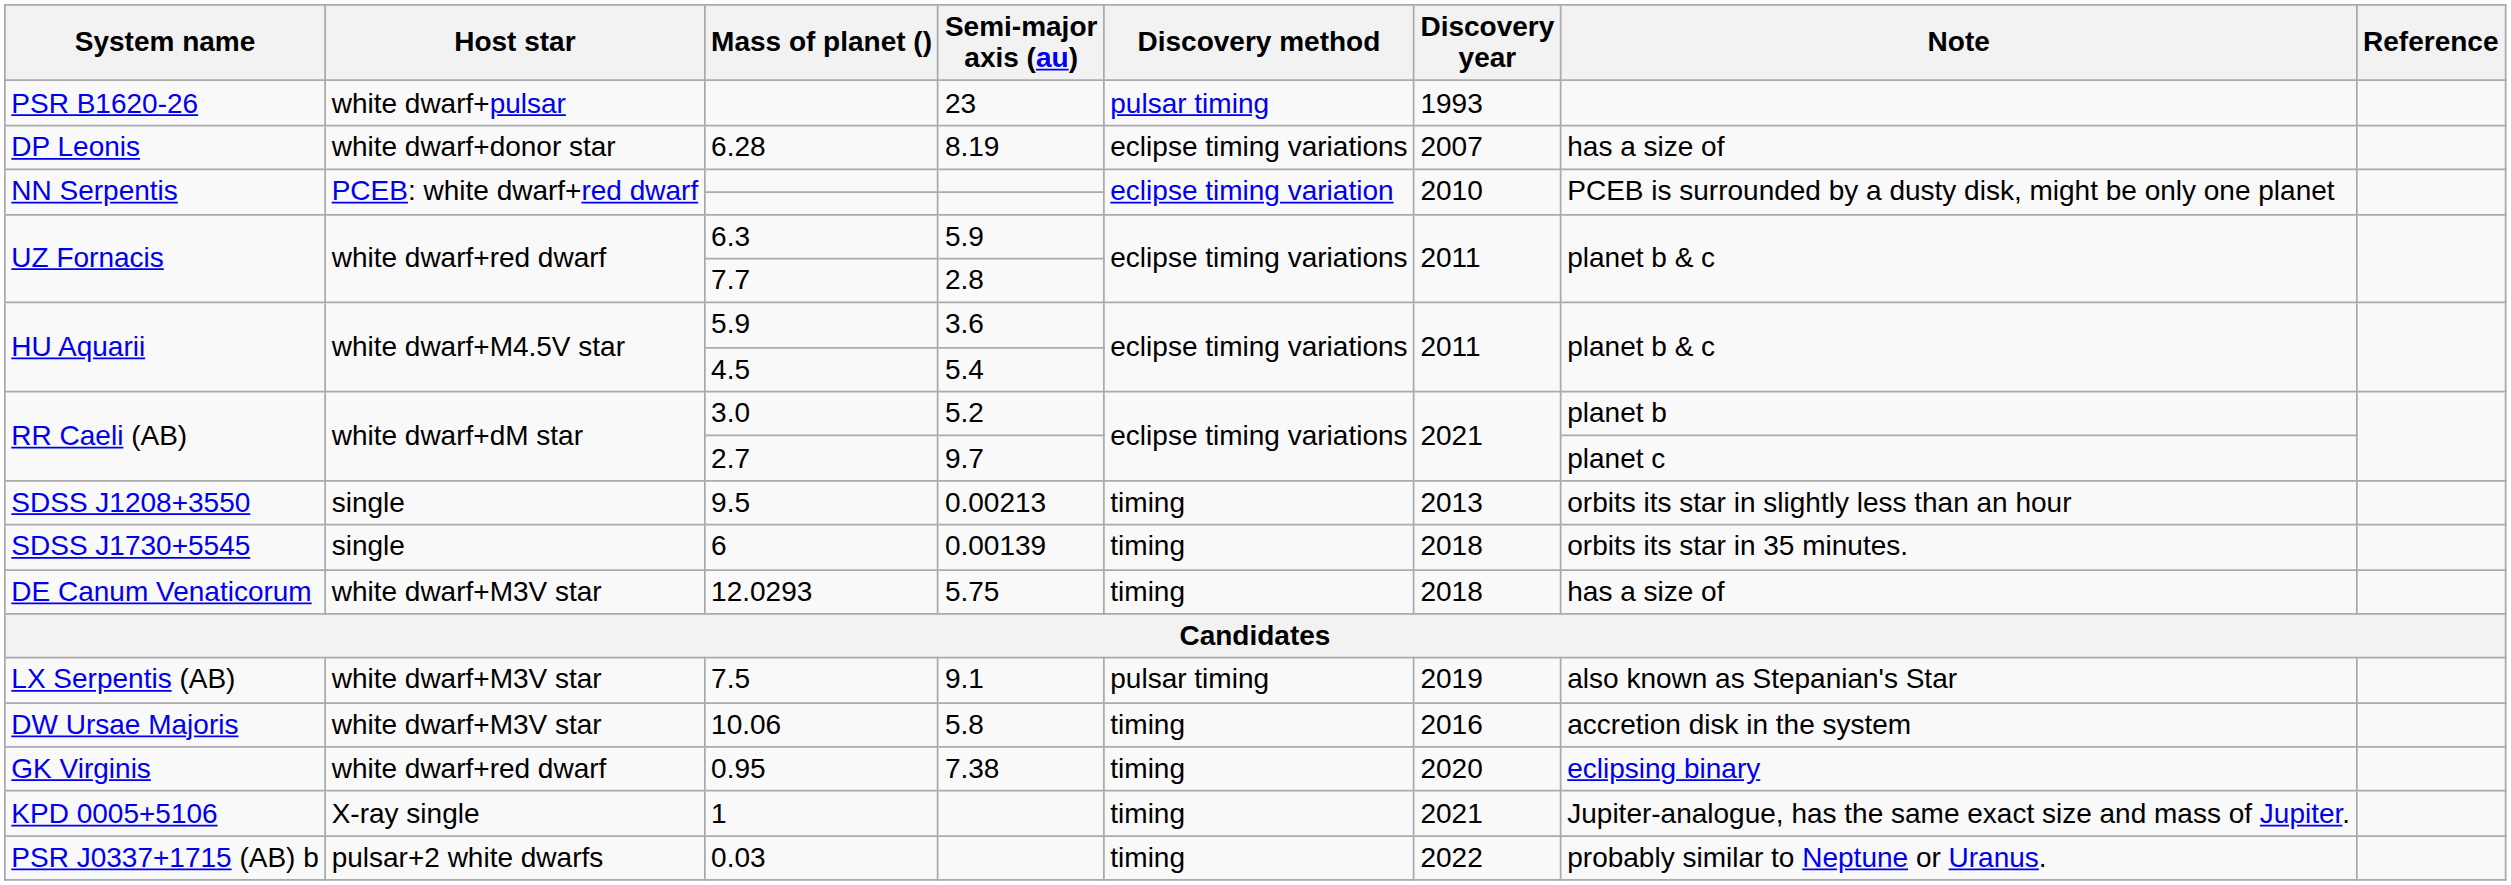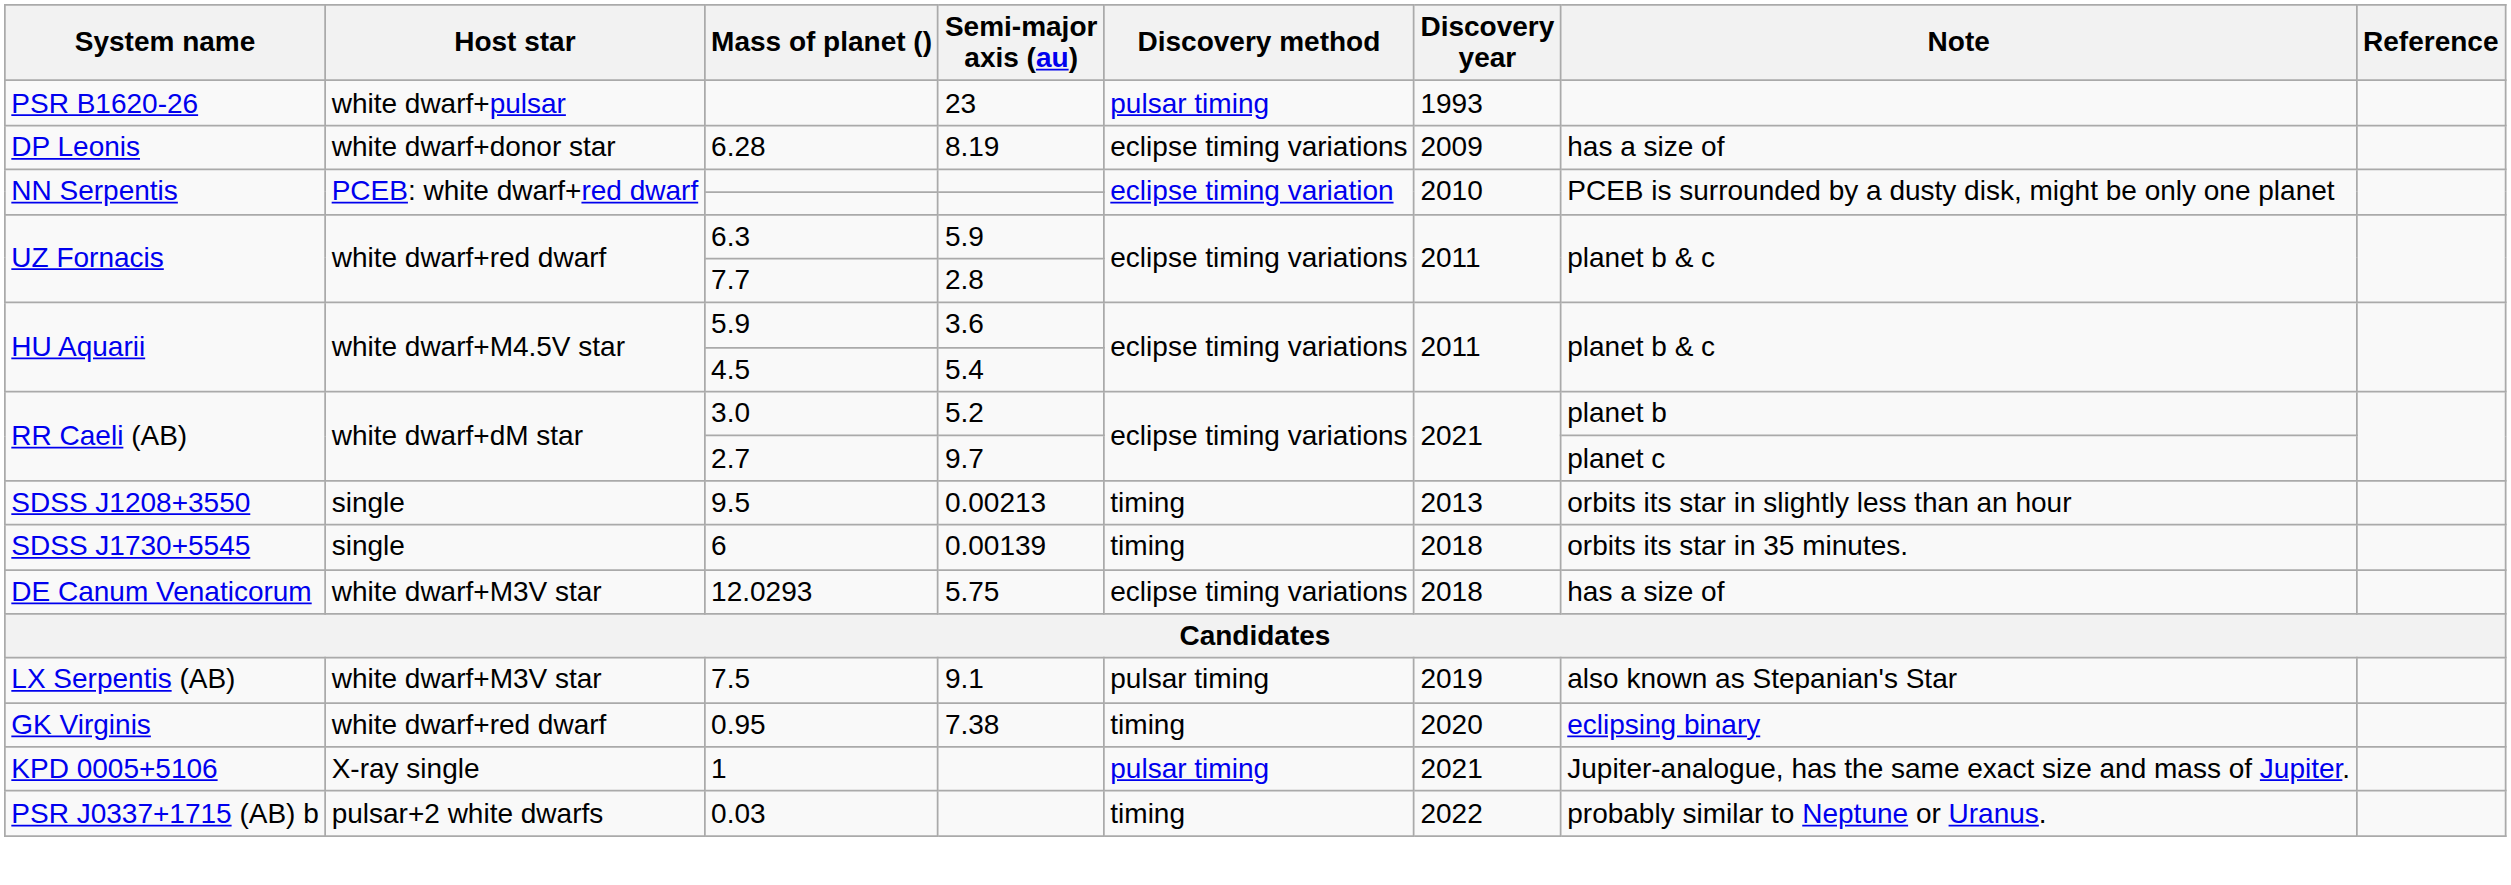(1452, 147) 2007 -> (1452, 147) 2009
(1148, 591) timing -> (1259, 591) eclipse timing variations
- row: (746, 724)
(1148, 813) timing -> (1190, 768) pulsar timing
